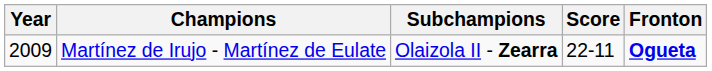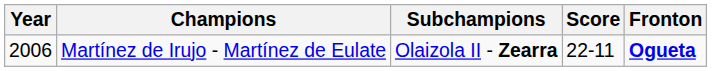(31, 50) 2009 -> (31, 50) 2006
